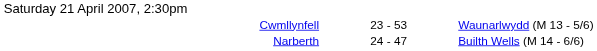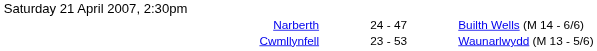rows swapped: (289, 25) <-> (296, 40)
